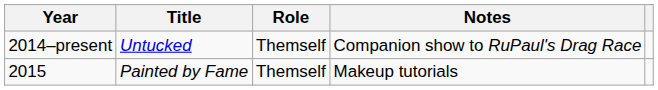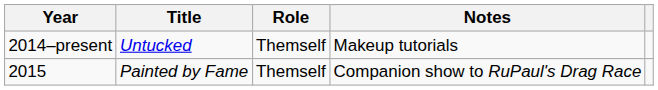(487, 44) Companion show to RuPaul's Drag Race -> (396, 44) Makeup tutorials
(396, 71) Makeup tutorials -> (487, 71) Companion show to RuPaul's Drag Race
